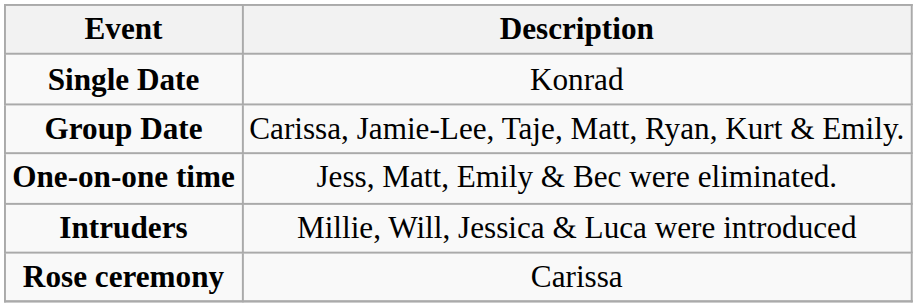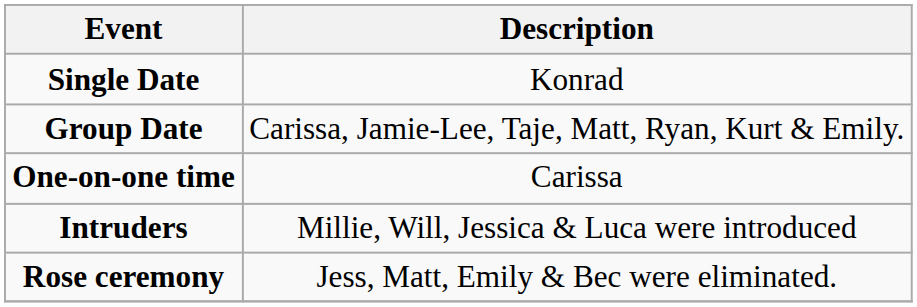(577, 177) Jess, Matt, Emily & Bec were eliminated. -> (577, 177) Carissa
(577, 276) Carissa -> (577, 276) Jess, Matt, Emily & Bec were eliminated.
